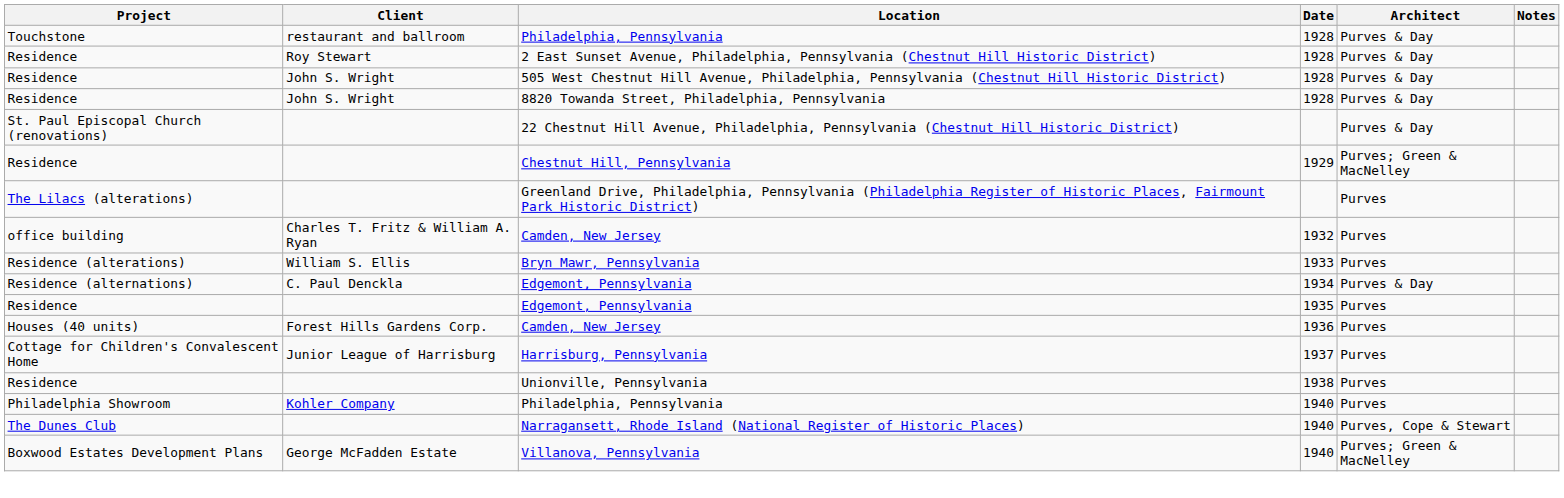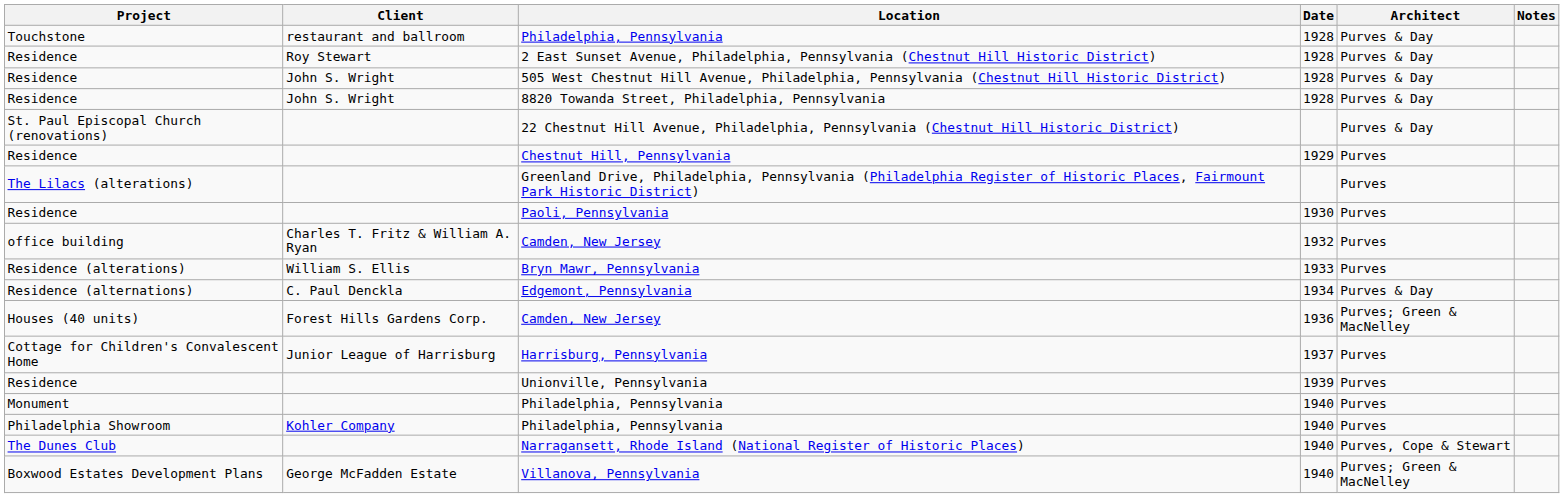(1398, 163) Purves; Green & MacNelley -> (1363, 156) Purves
+ row: (42, 212)
- row: (42, 305)
(1363, 326) Purves -> (1398, 319) Purves; Green & MacNelley
(1319, 383) 1938 -> (1319, 383) 1939
+ row: (39, 404)
